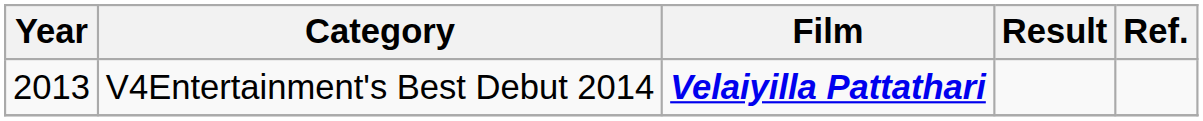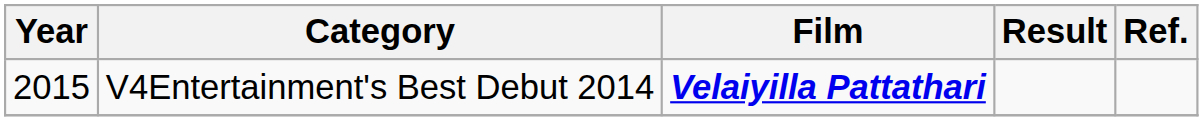(51, 86) 2013 -> (51, 86) 2015
